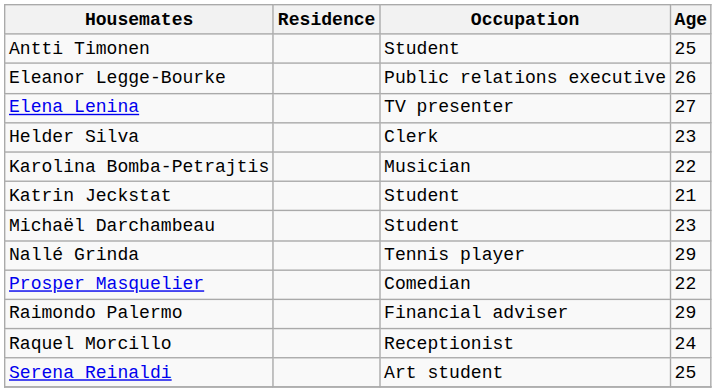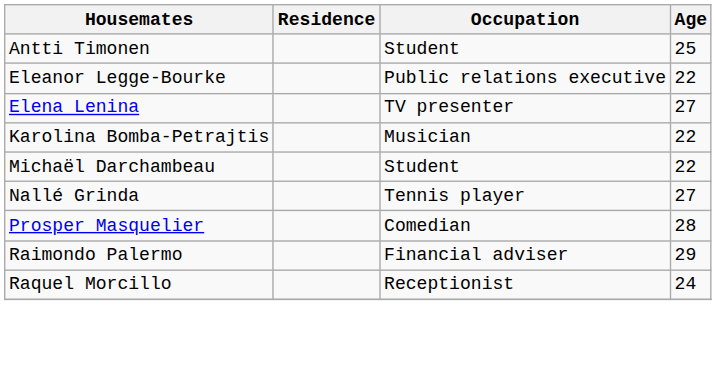(685, 78) 26 -> (685, 78) 22
- row: (74, 137)
- row: (90, 196)
(685, 226) 23 -> (685, 167) 22
(685, 255) 29 -> (685, 196) 27
(685, 284) 22 -> (685, 226) 28
- row: (90, 373)
